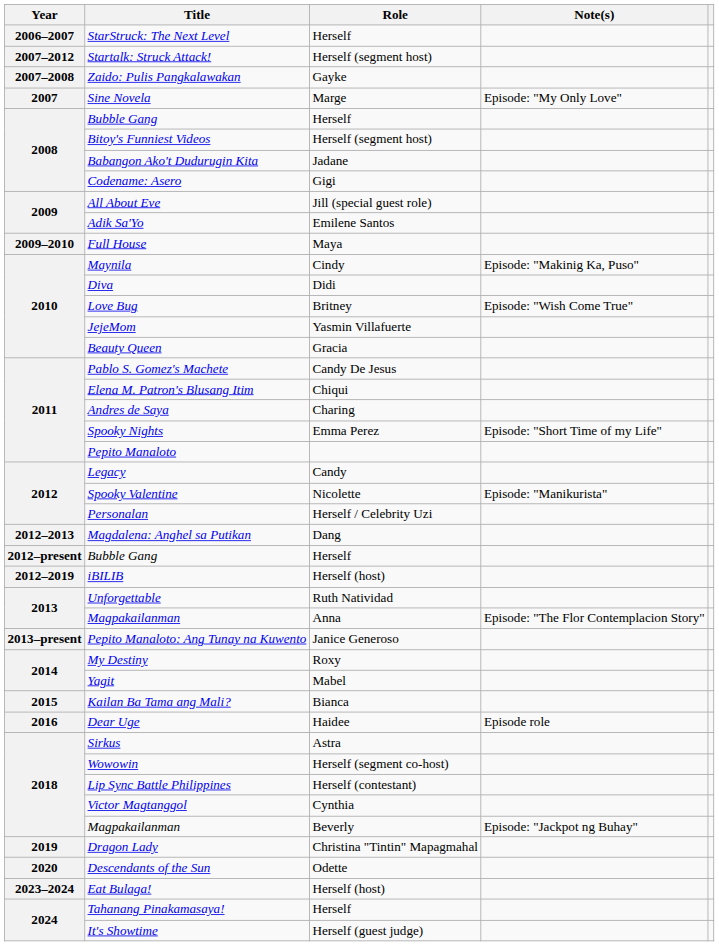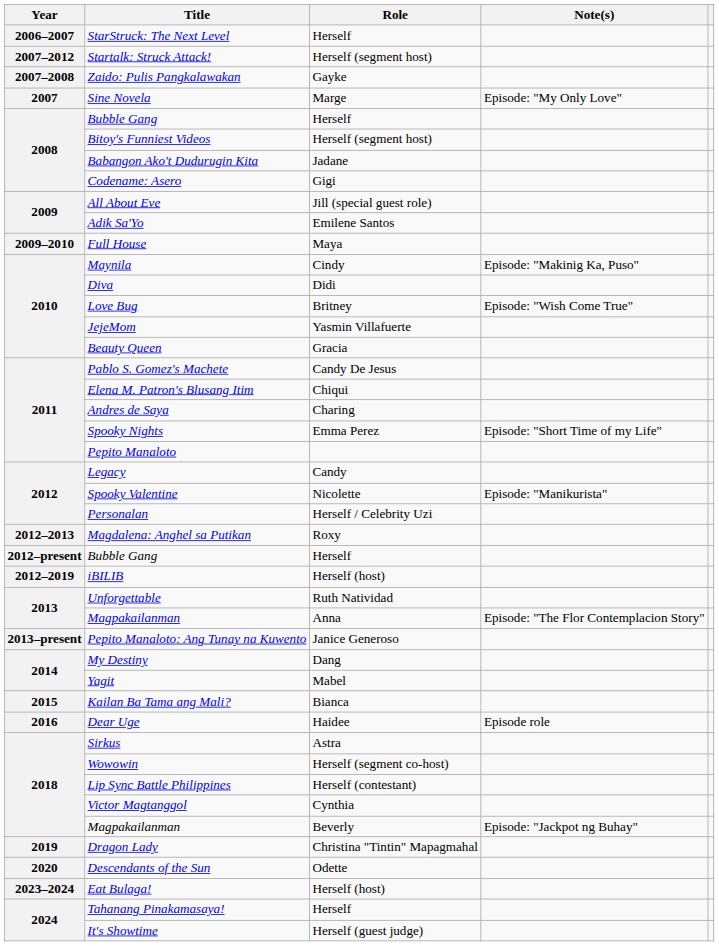(327, 535) Dang -> (327, 535) Roxy
(327, 659) Roxy -> (327, 659) Dang
